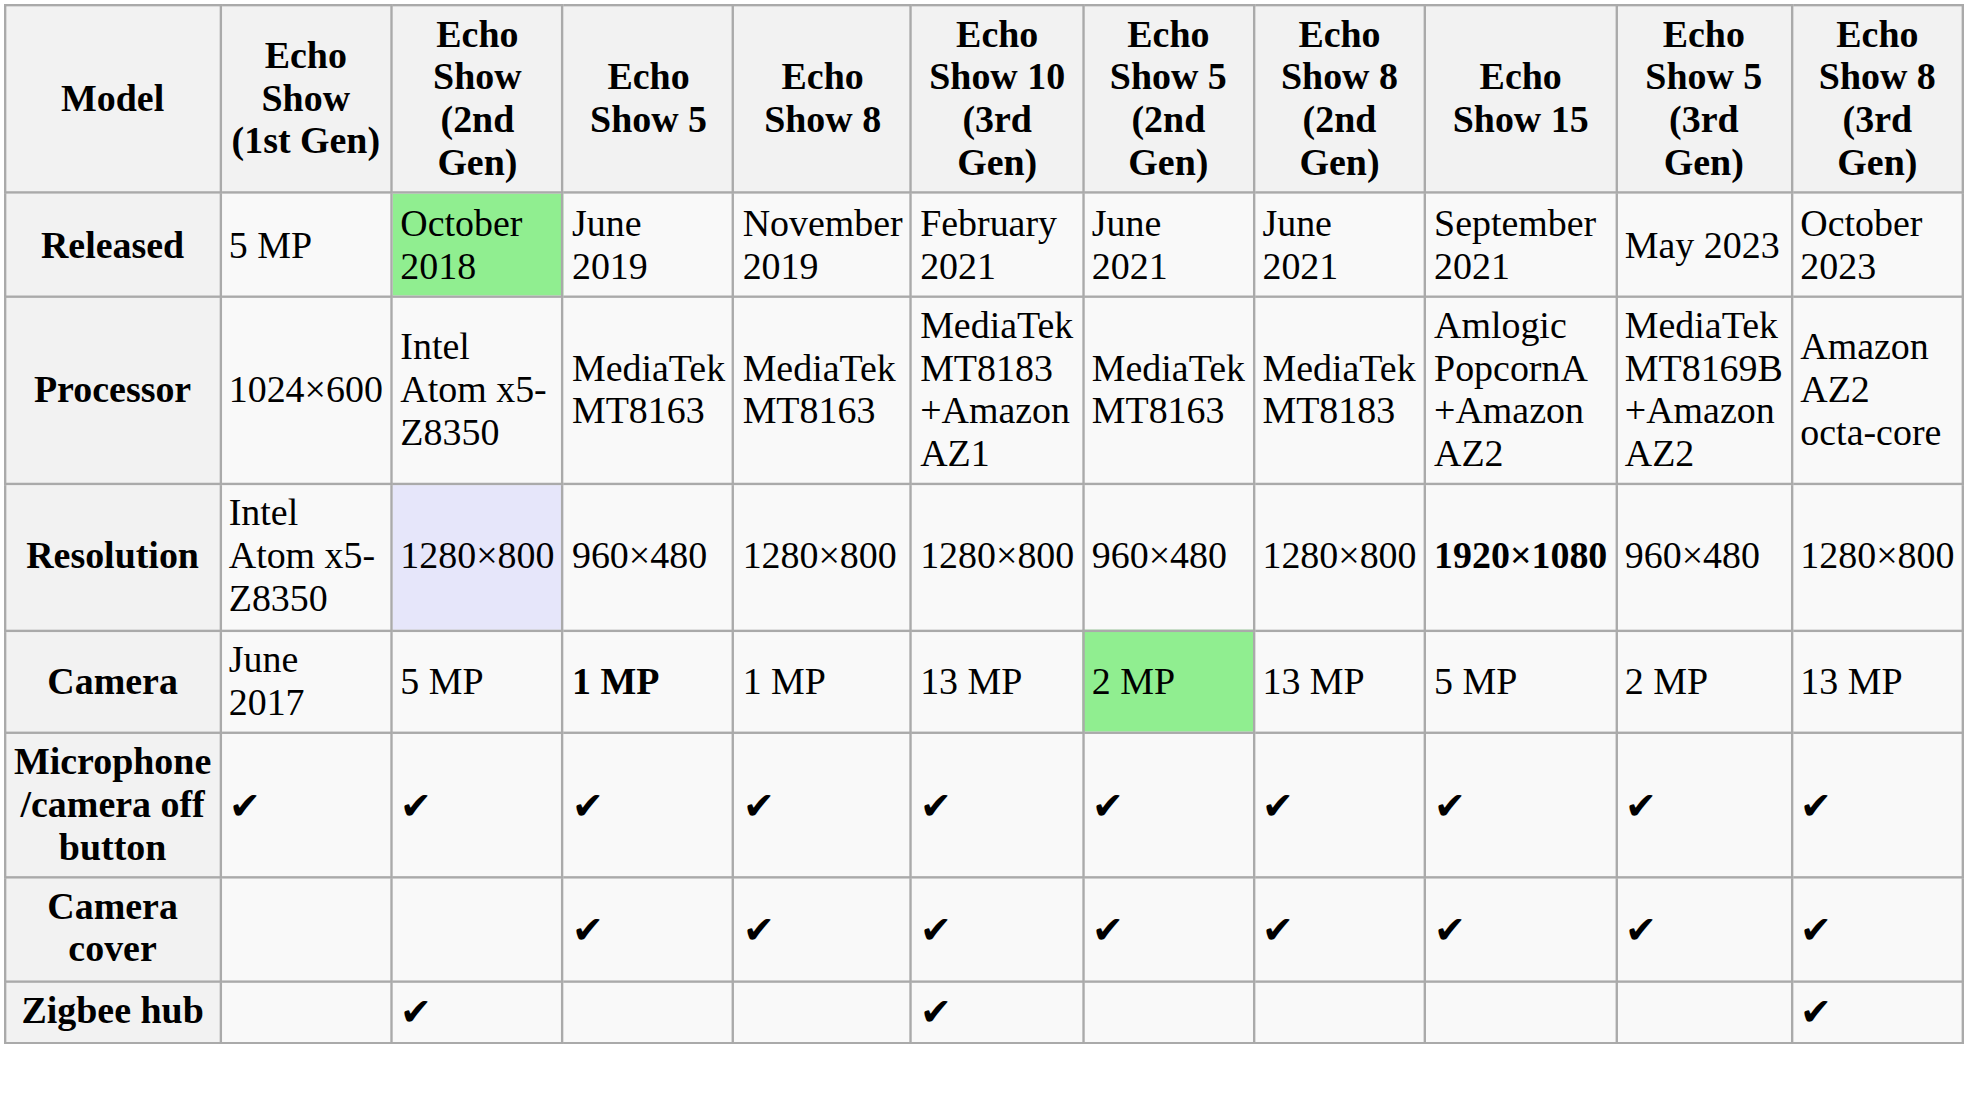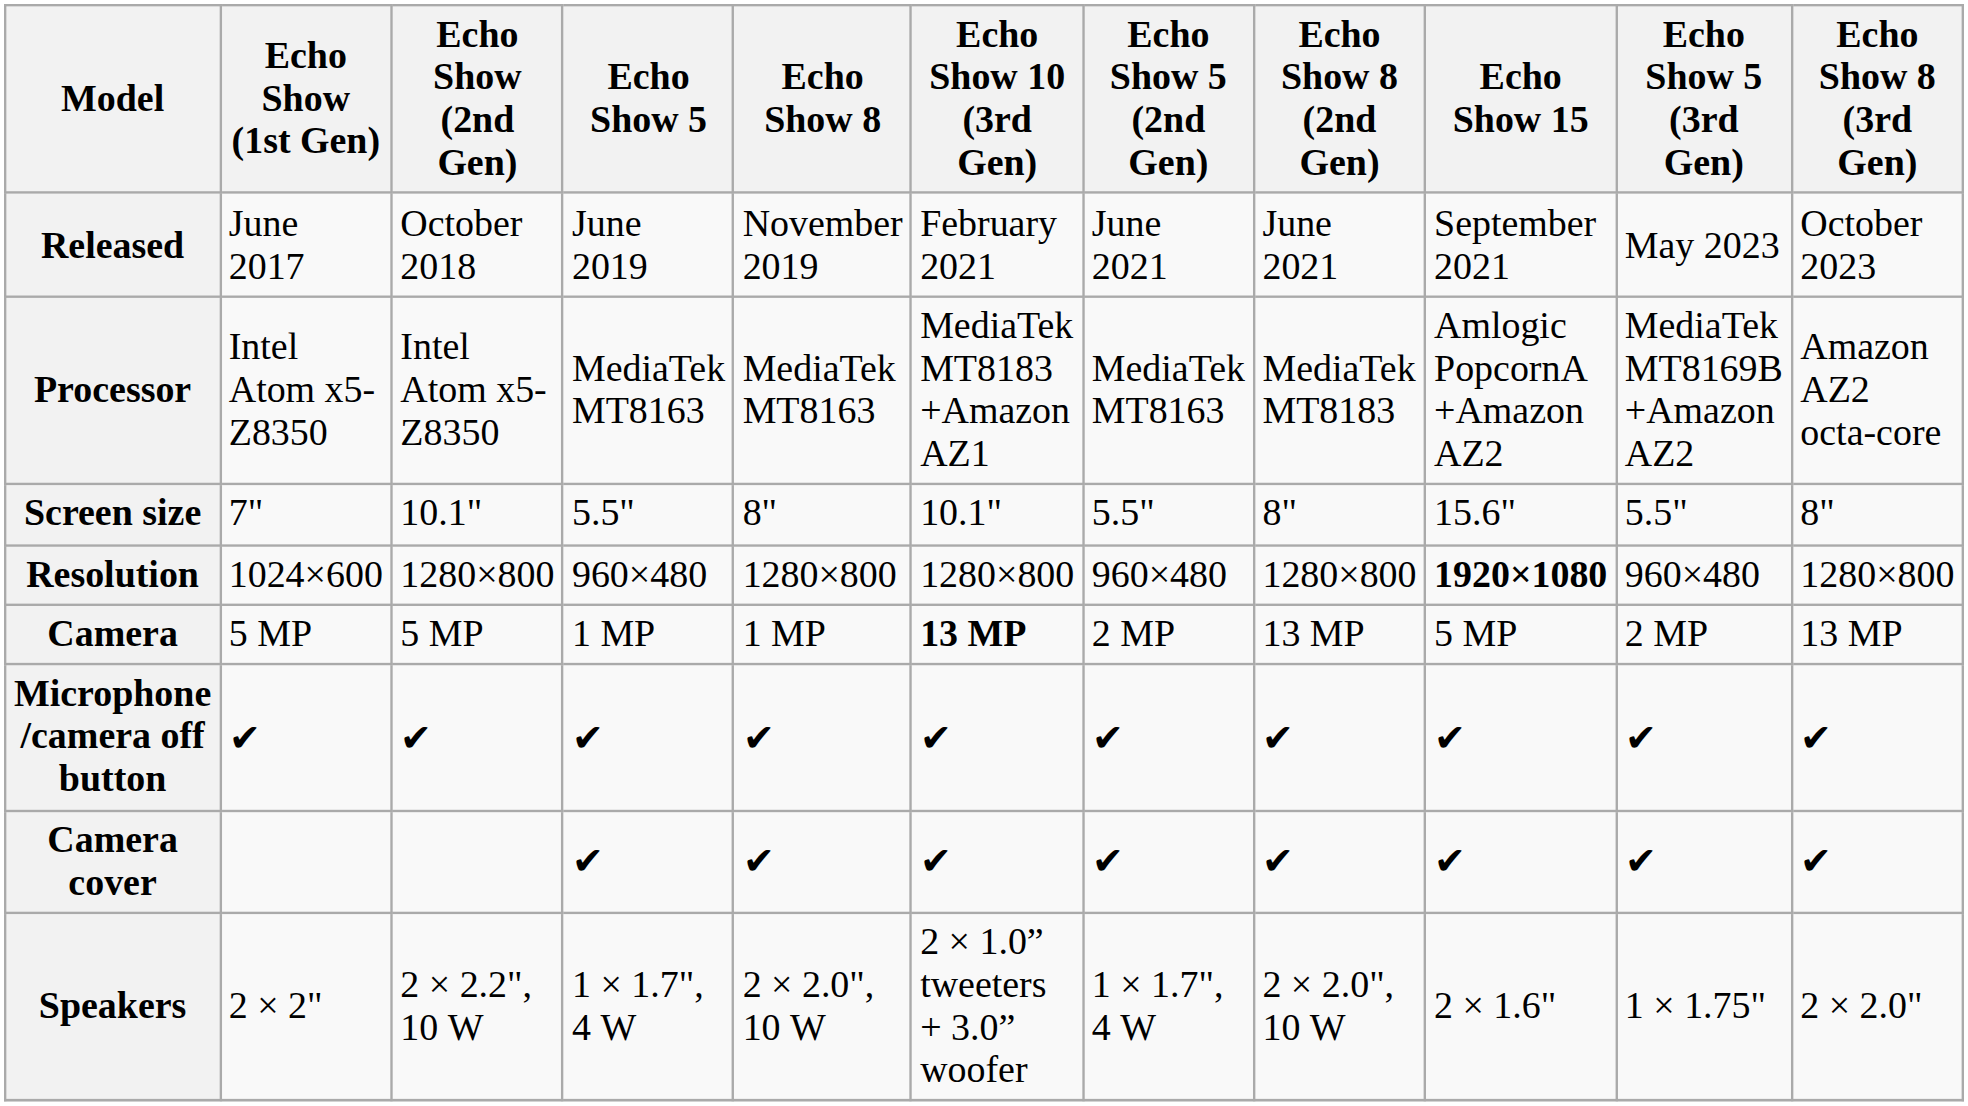(270, 244) 5 MP -> (267, 244) June 2017
(461, 244) lightgreen background -> (461, 244) no background
(306, 389) 1024×600 -> (302, 389) Intel Atom x5-Z8350
+ row: (113, 513)
(302, 556) Intel Atom x5-Z8350 -> (306, 573) 1024×600
(477, 556) lavender background -> (477, 573) no background
(267, 680) June 2017 -> (270, 633) 5 MP
(616, 680) bold -> (614, 633) normal
(971, 680) normal -> (973, 633) bold
(1133, 680) lightgreen background -> (1133, 633) no background
- row: (113, 1011)
+ row: (113, 1006)
